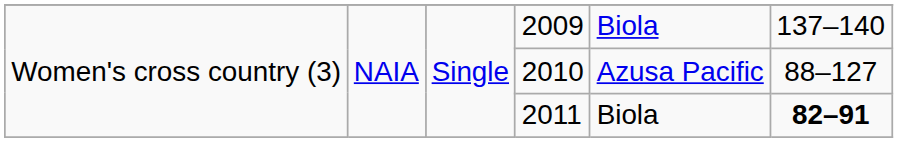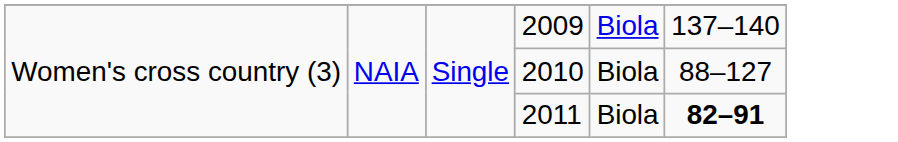(680, 70) Azusa Pacific -> (628, 70) Biola
